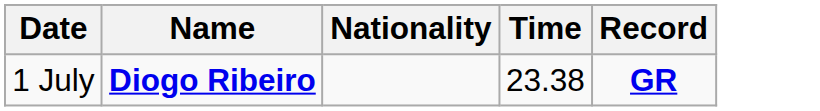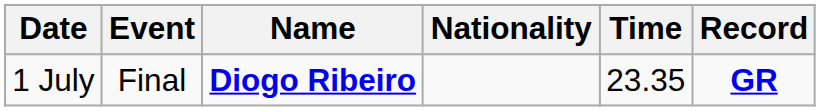+ column: (152, 29)
(545, 79) 23.38 -> (646, 79) 23.35
